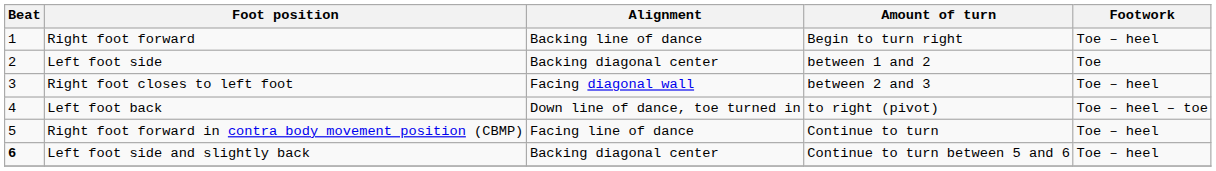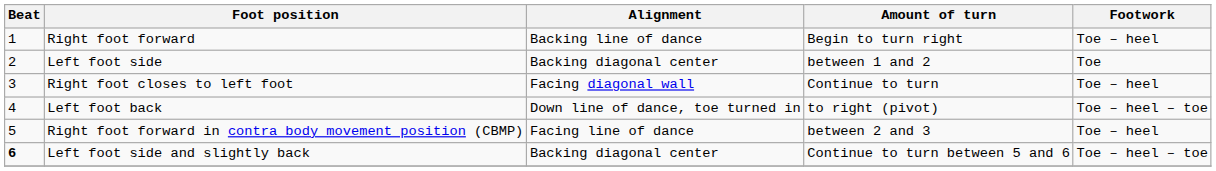(869, 85) between 2 and 3 -> (873, 85) Continue to turn
(873, 131) Continue to turn -> (869, 131) between 2 and 3
(1118, 154) Toe – heel -> (1142, 154) Toe – heel – toe
